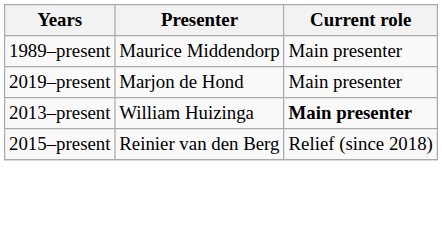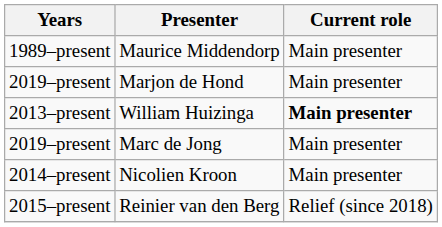+ row: (170, 144)
+ row: (178, 175)
